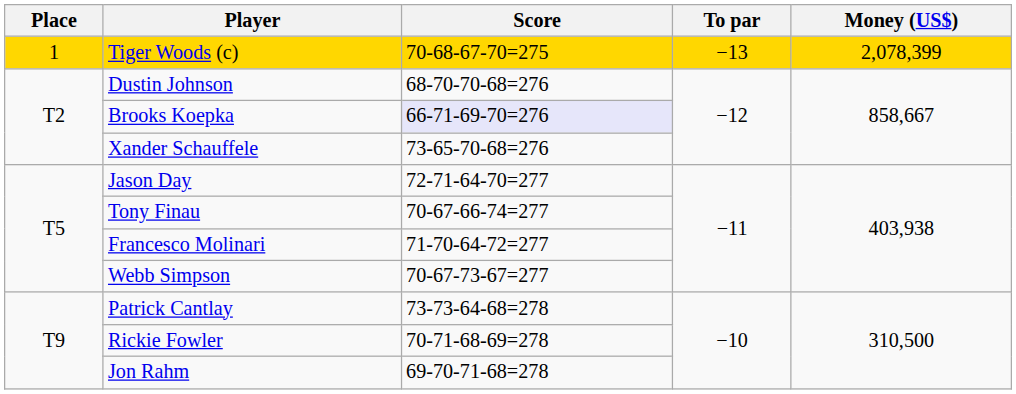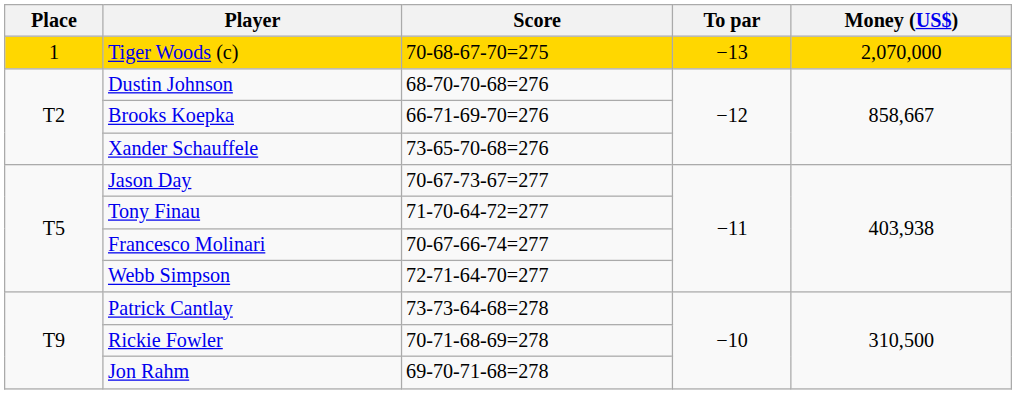(901, 52) 2,078,399 -> (901, 52) 2,070,000
(477, 116) lavender background -> (477, 116) no background
(477, 180) 72-71-64-70=277 -> (477, 180) 70-67-73-67=277
(477, 212) 70-67-66-74=277 -> (477, 212) 71-70-64-72=277
(477, 244) 71-70-64-72=277 -> (477, 244) 70-67-66-74=277
(477, 276) 70-67-73-67=277 -> (477, 276) 72-71-64-70=277
